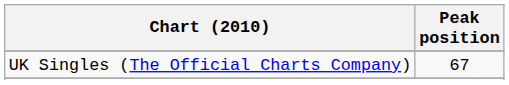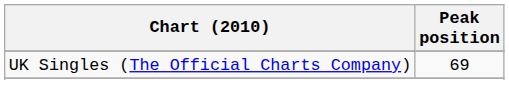(459, 65) 67 -> (459, 65) 69
